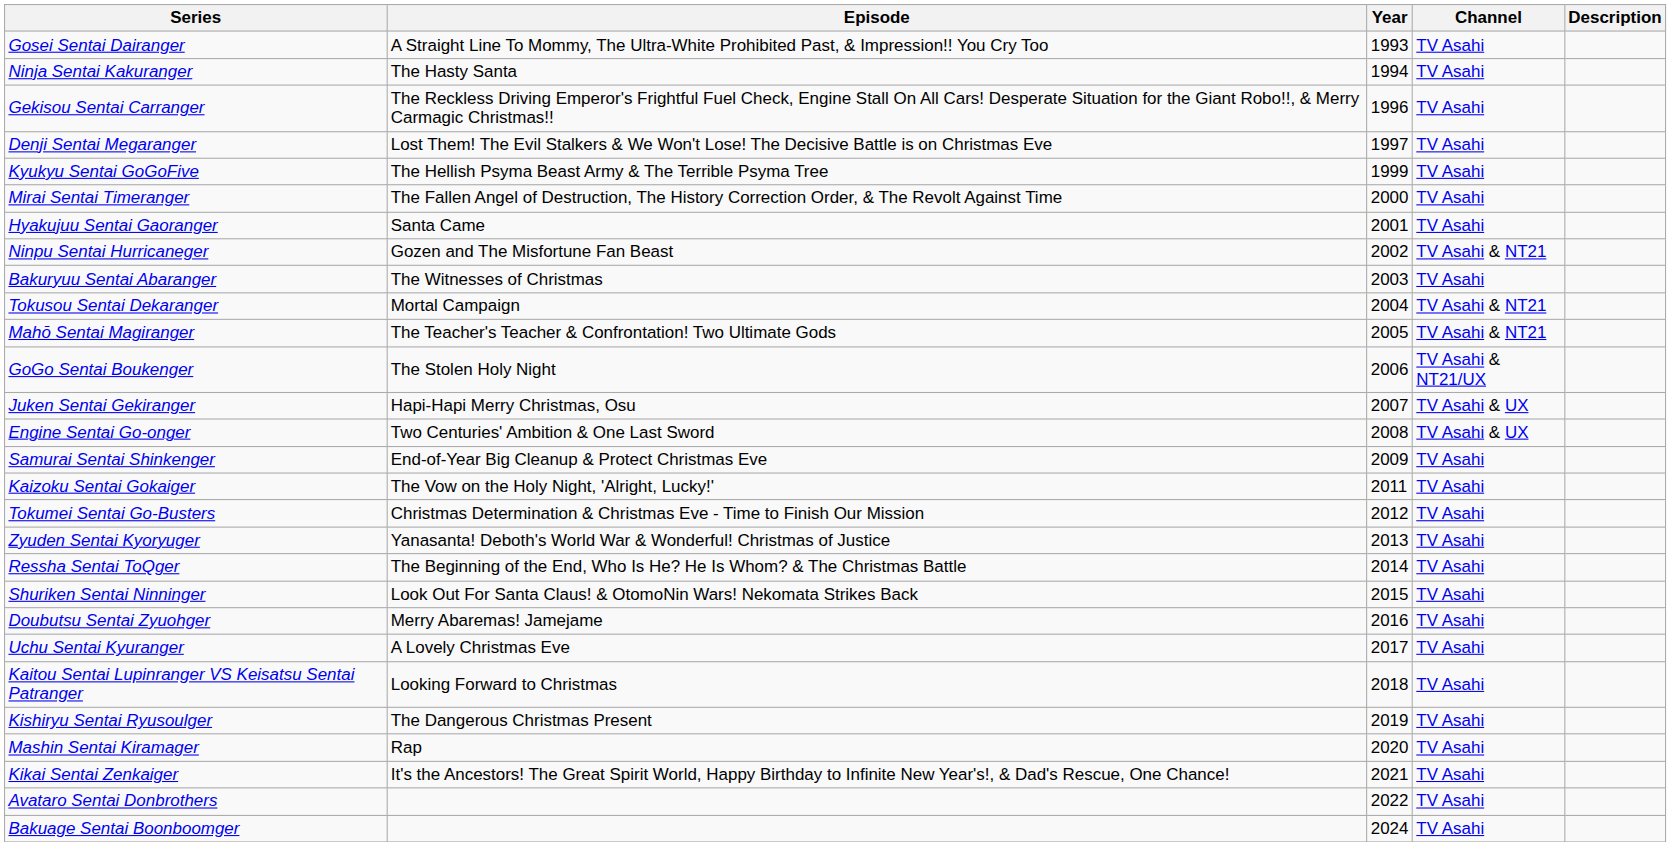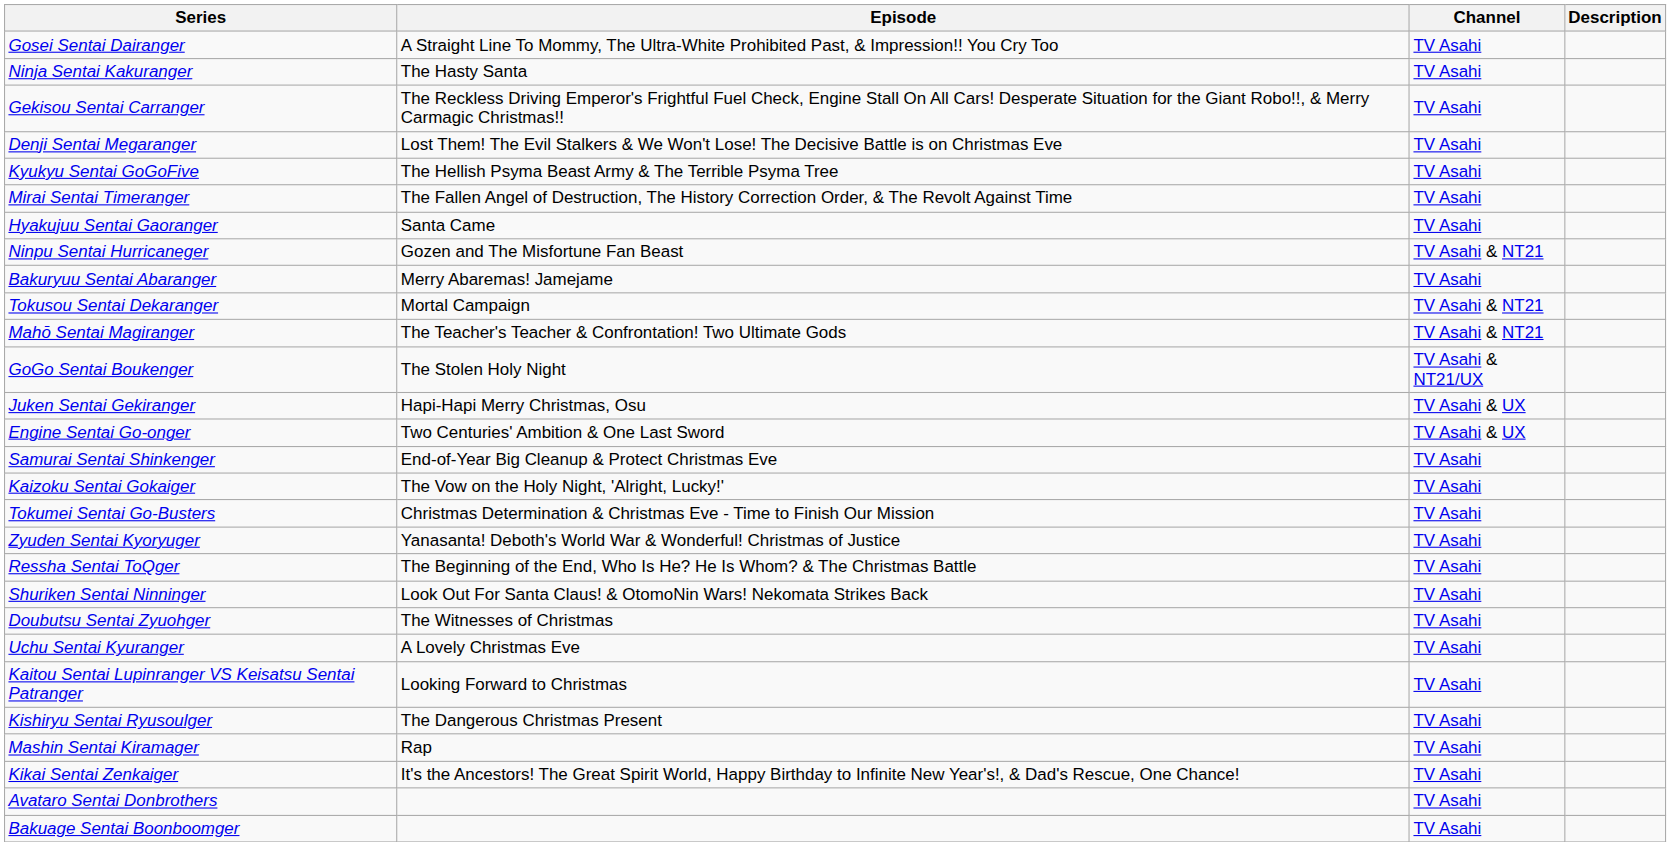- column: (1390, 17)
(497, 279) The Witnesses of Christmas -> (507, 279) Merry Abaremas! Jamejame
(497, 620) Merry Abaremas! Jamejame -> (507, 620) The Witnesses of Christmas
